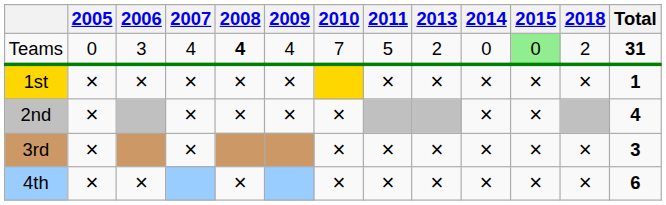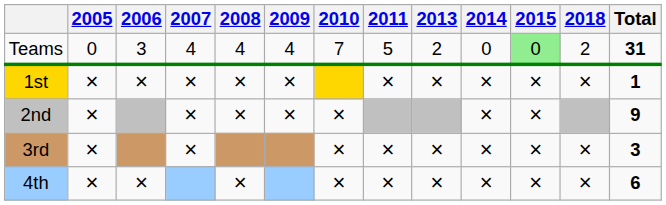(240, 48) bold -> (240, 48) normal
(635, 115) 4 -> (635, 115) 9
